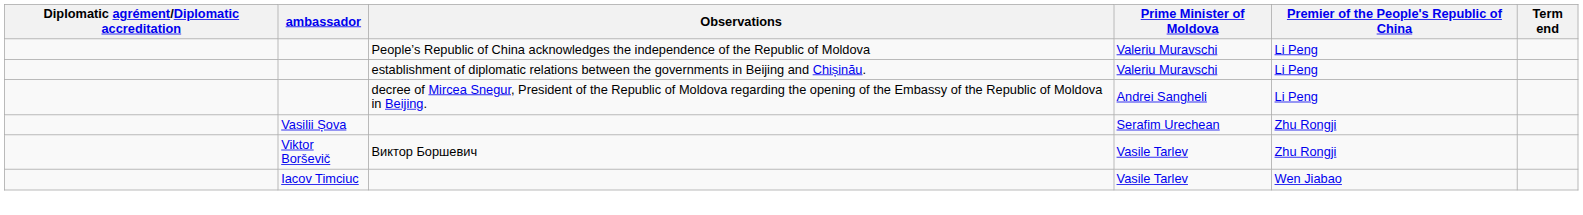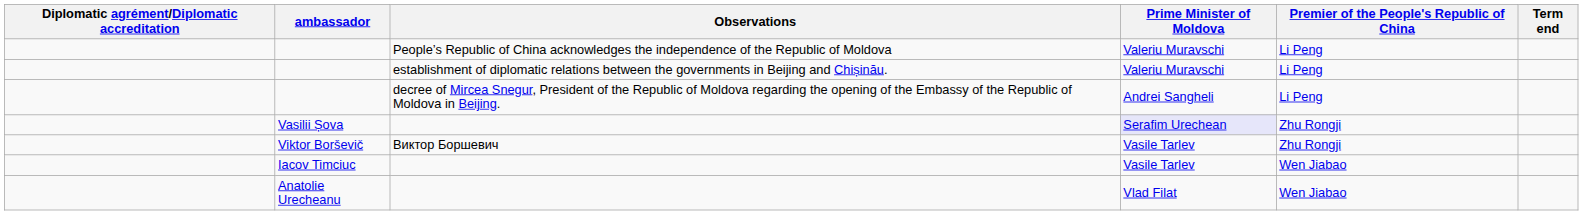(1168, 124) no background -> (1175, 124) lavender background
+ row: (309, 192)
